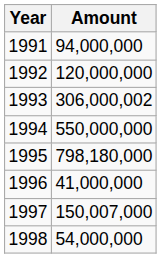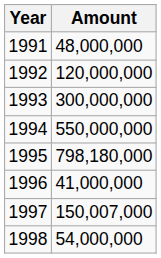(99, 45) 94,000,000 -> (99, 45) 48,000,000
(104, 101) 306,000,002 -> (104, 101) 300,000,000
